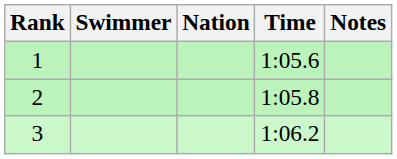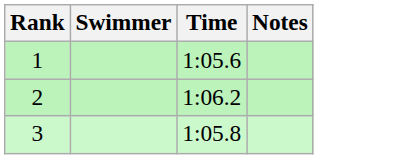- column: (216, 23)
(290, 97) 1:05.8 -> (212, 97) 1:06.2
(290, 134) 1:06.2 -> (212, 134) 1:05.8
